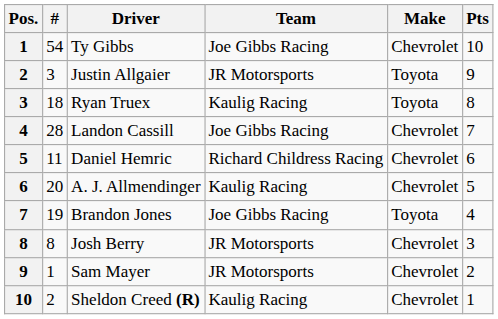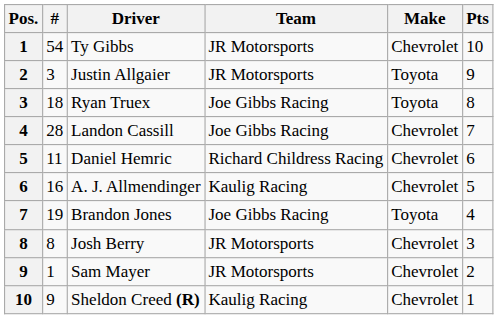(268, 46) Joe Gibbs Racing -> (261, 46) JR Motorsports
(258, 102) Kaulig Racing -> (268, 102) Joe Gibbs Racing
(55, 187) 20 -> (55, 187) 16
(50, 299) 2 -> (50, 299) 9
